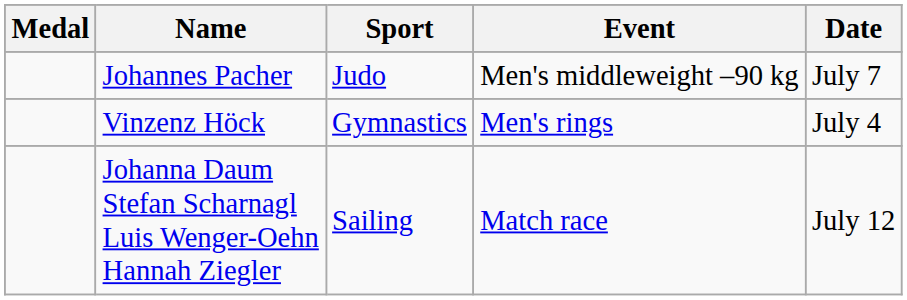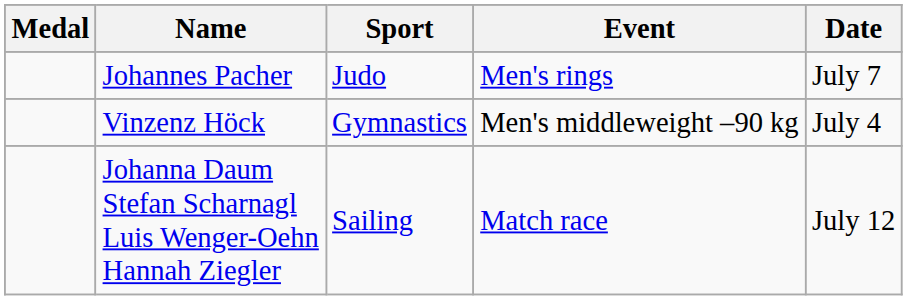(639, 75) Men's middleweight –90 kg -> (547, 75) Men's rings
(547, 122) Men's rings -> (639, 122) Men's middleweight –90 kg
